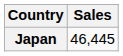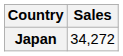(93, 39) 46,445 -> (93, 39) 34,272
